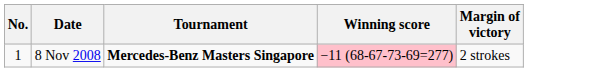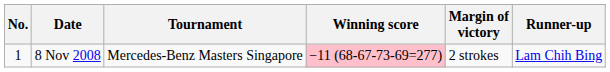+ column: (559, 24)
(211, 55) bold -> (205, 55) normal
